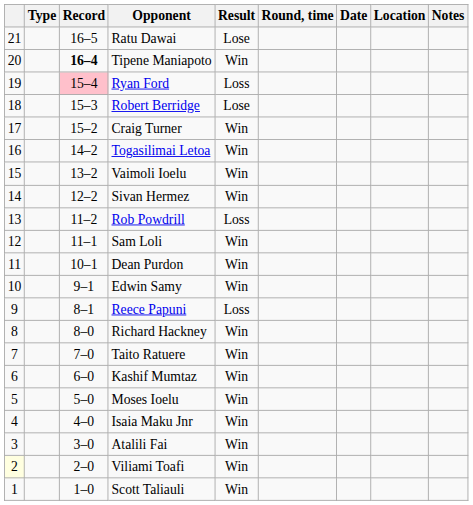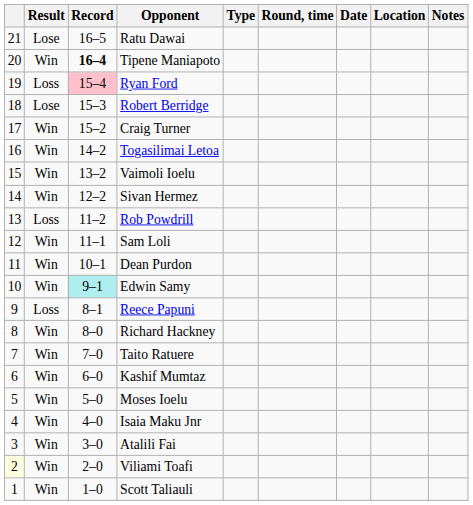columns swapped: (237, 15) <-> (42, 15)
(84, 286) no background -> (92, 286) paleturquoise background
